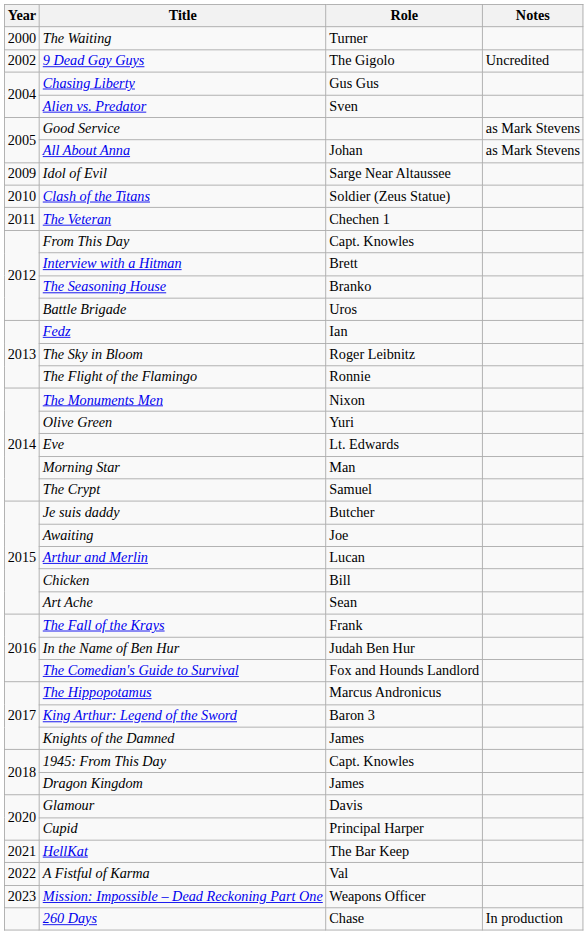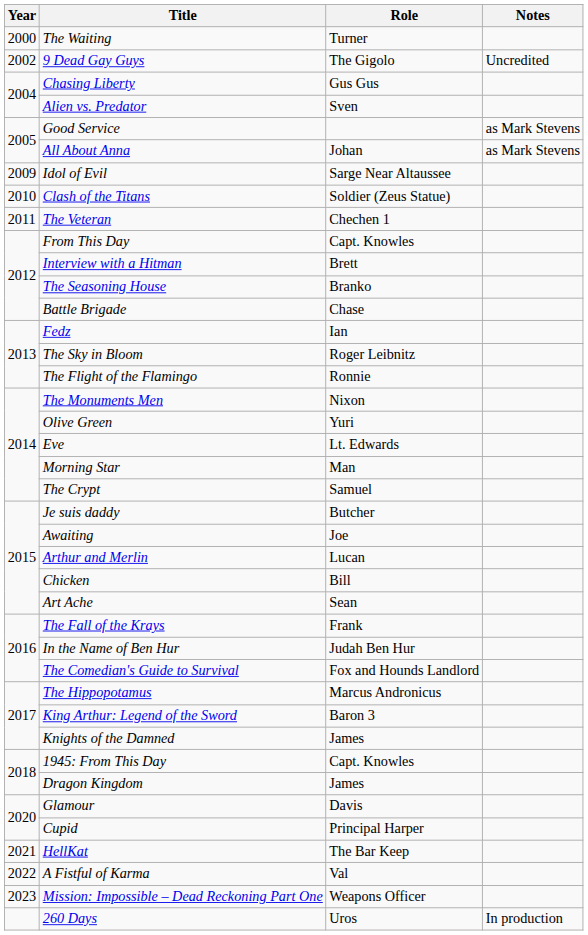(343, 309) Uros -> (347, 309) Chase
(347, 919) Chase -> (343, 919) Uros
